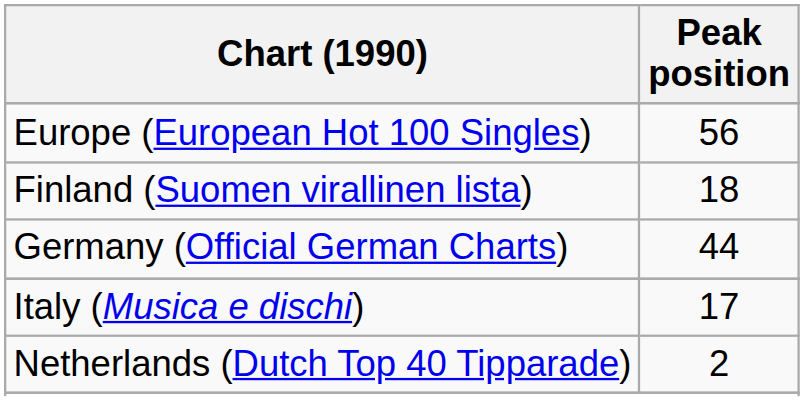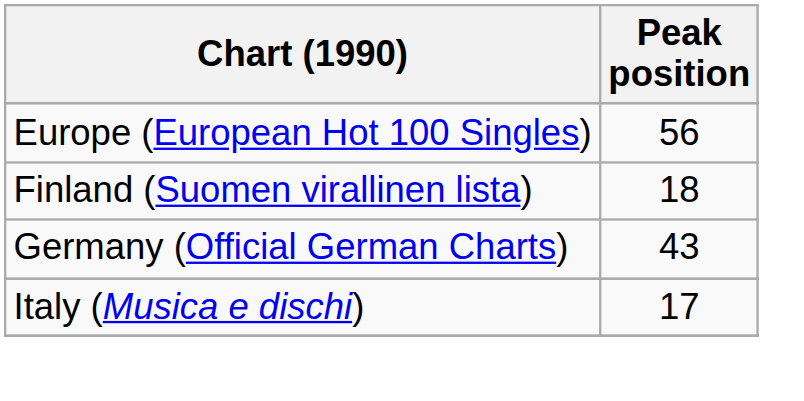(719, 248) 44 -> (679, 248) 43
- row: (322, 363)
